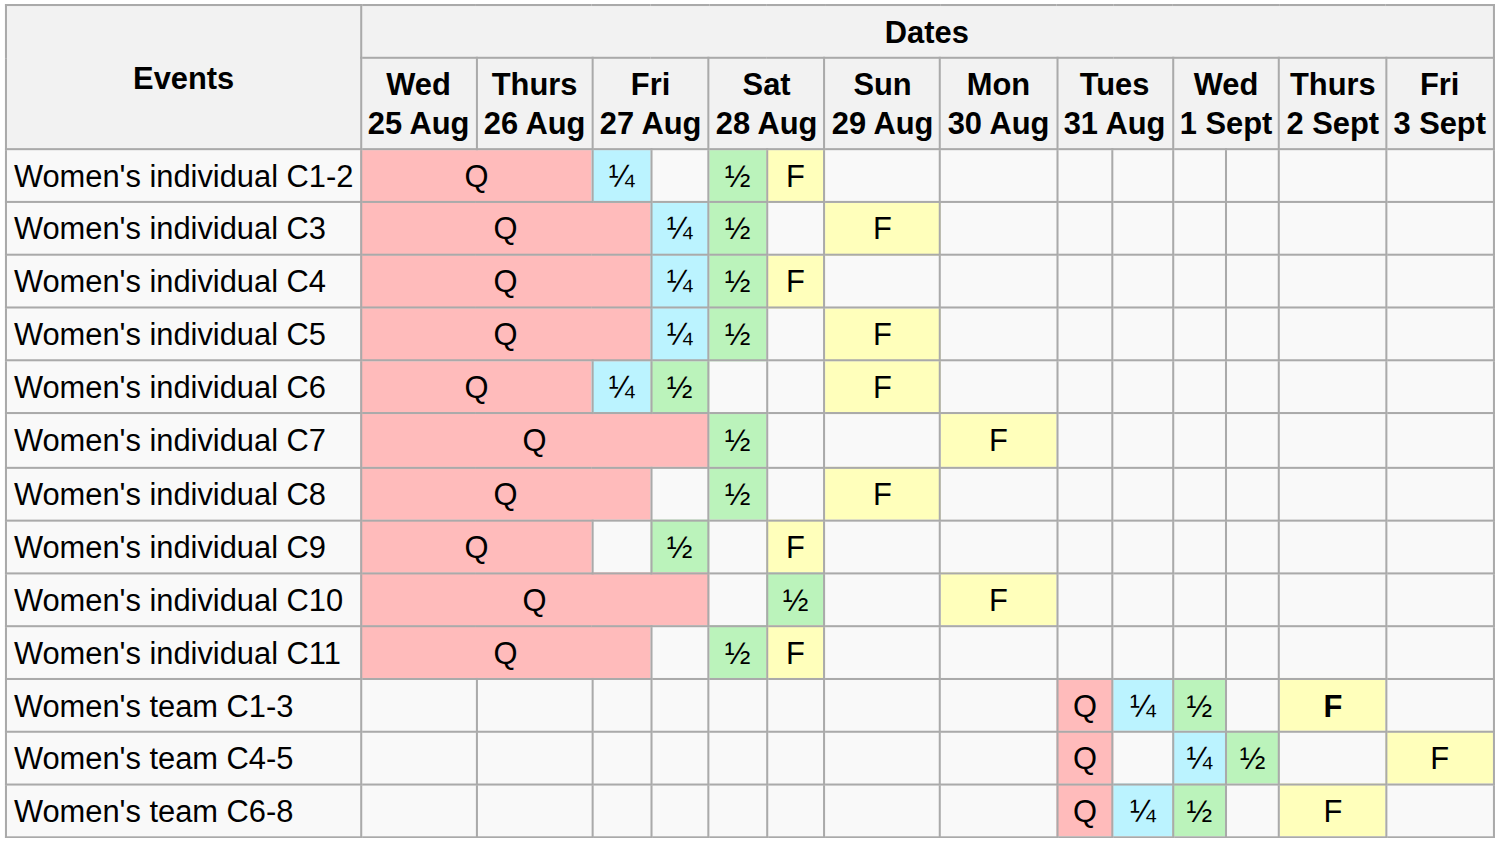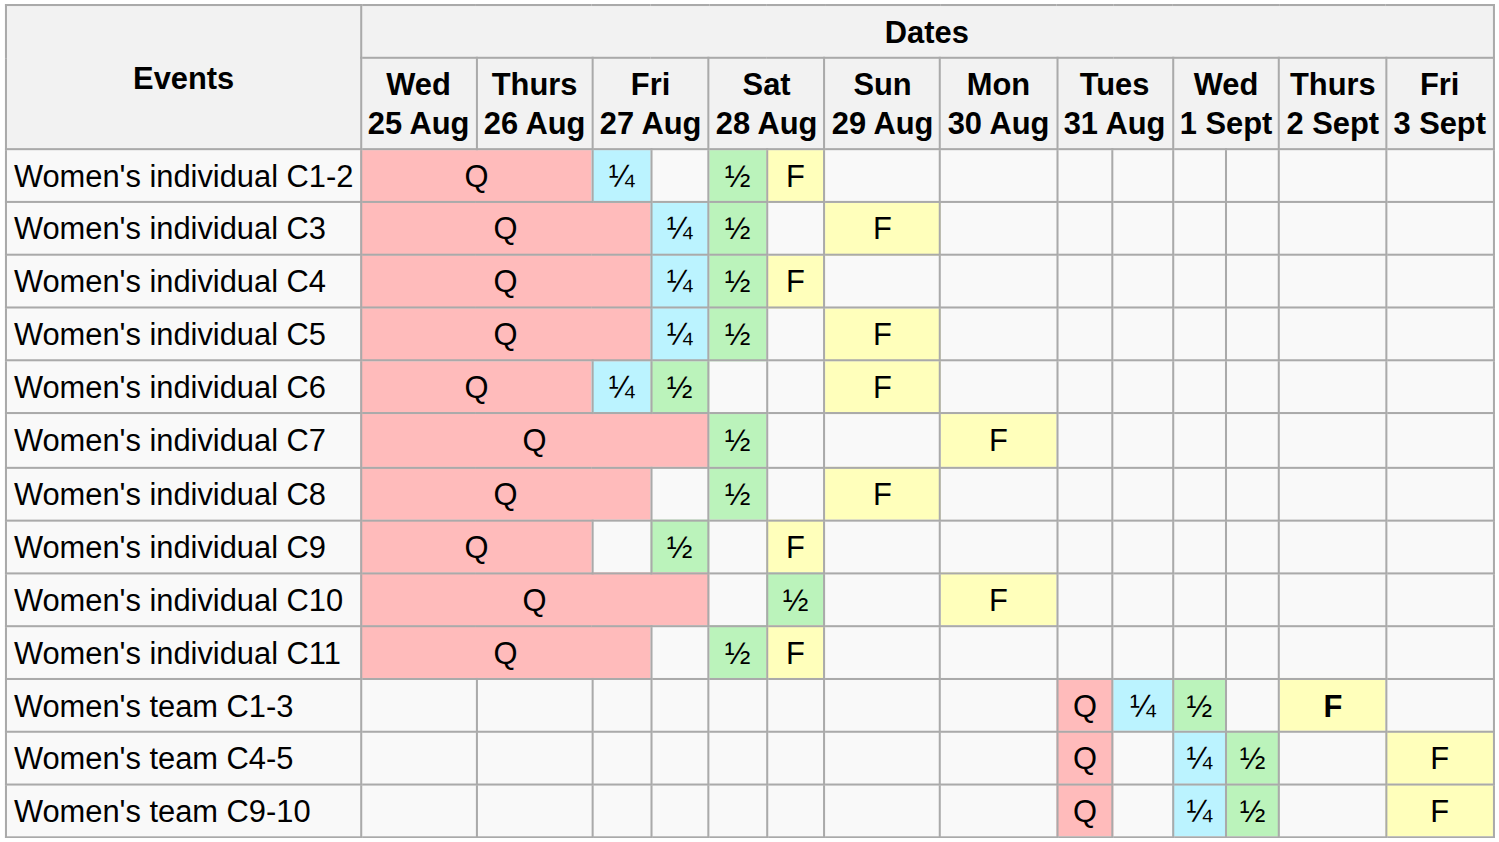- row: (154, 811)
+ row: (162, 811)
